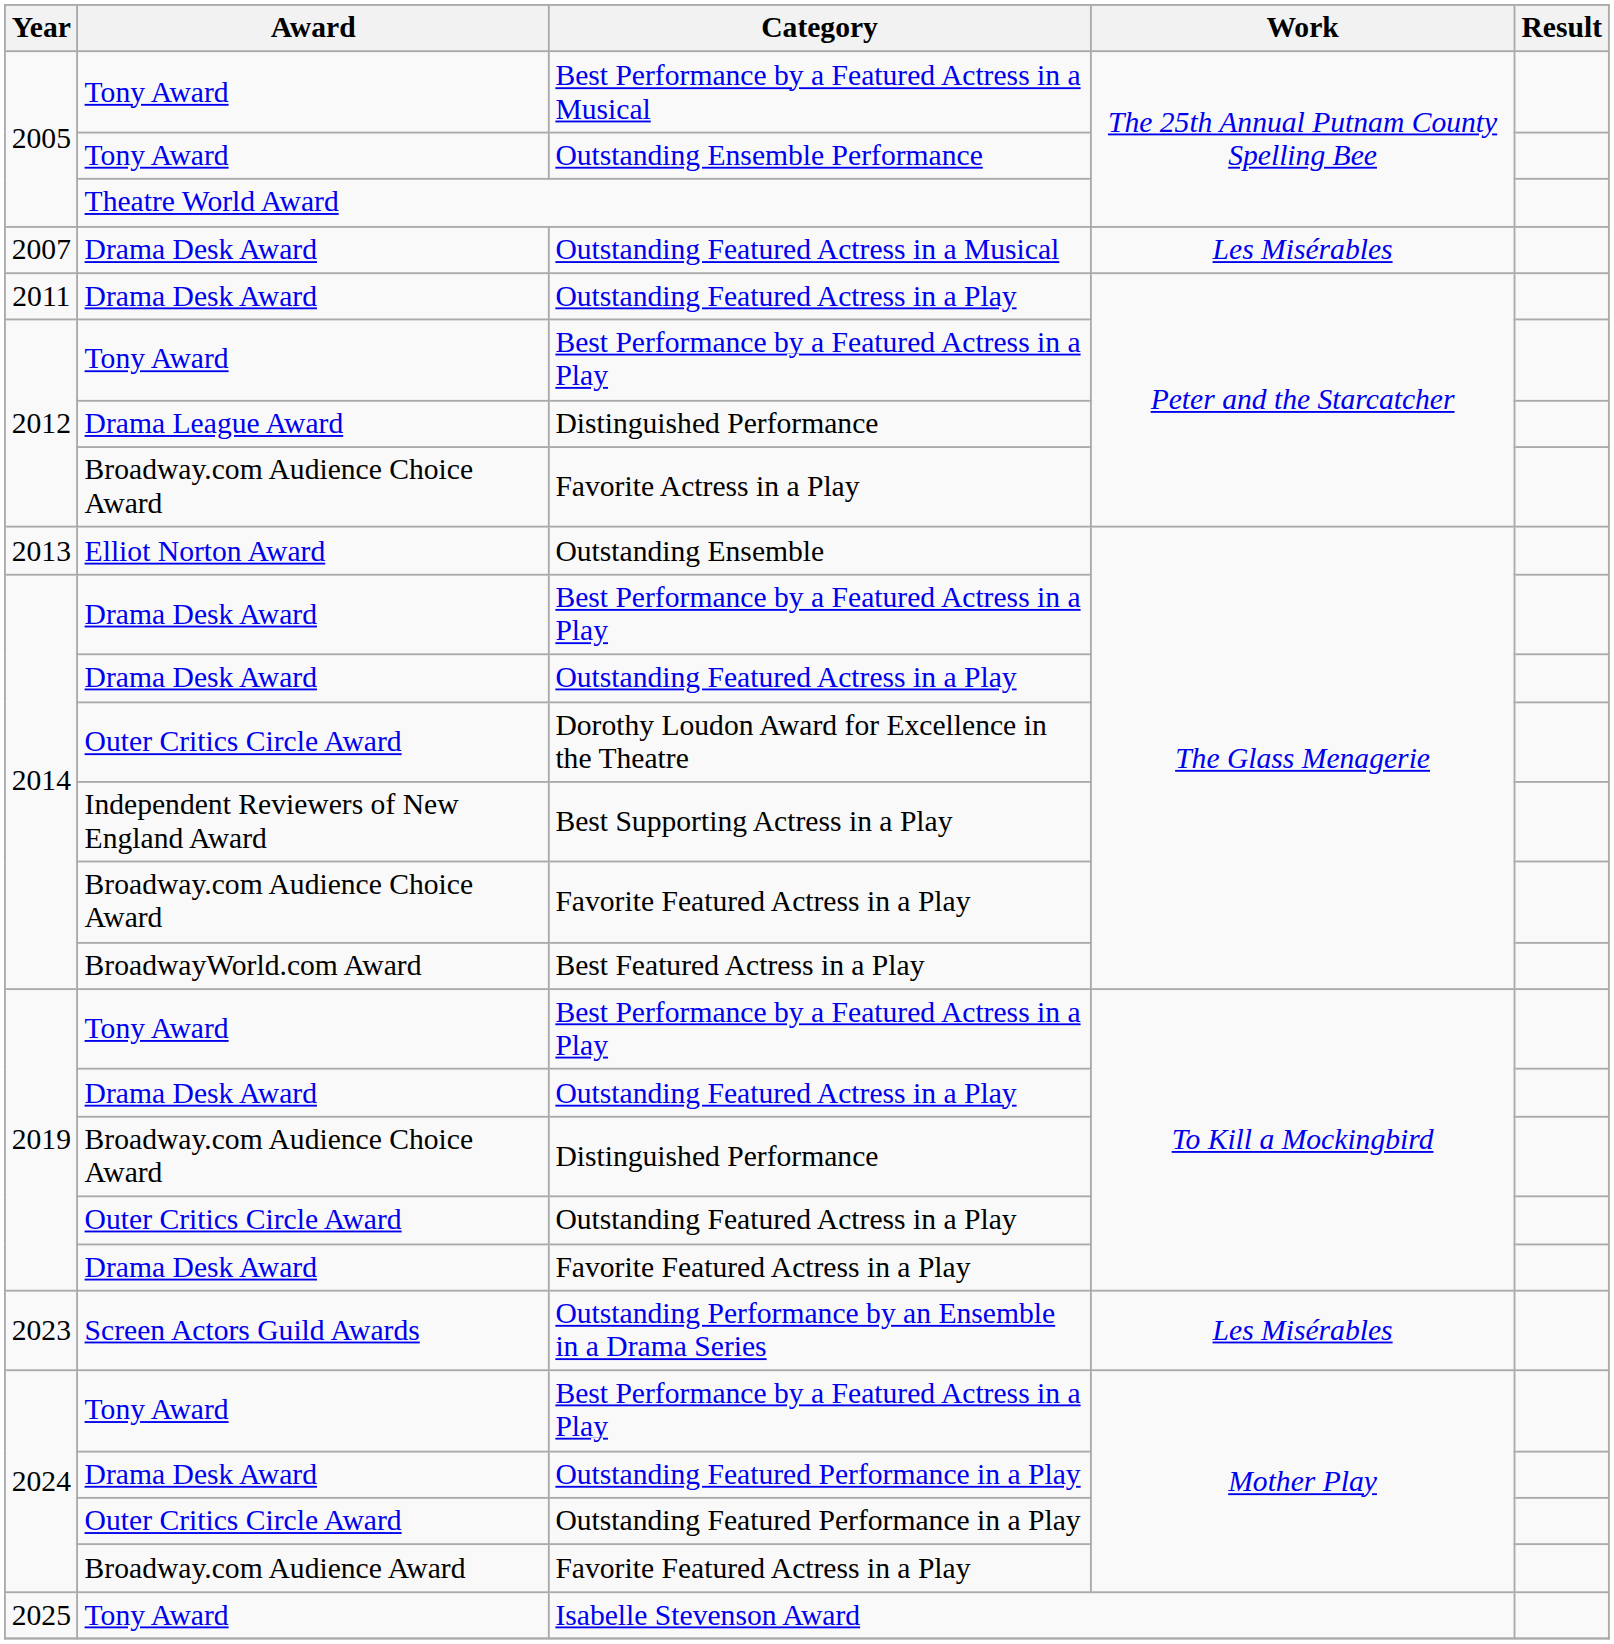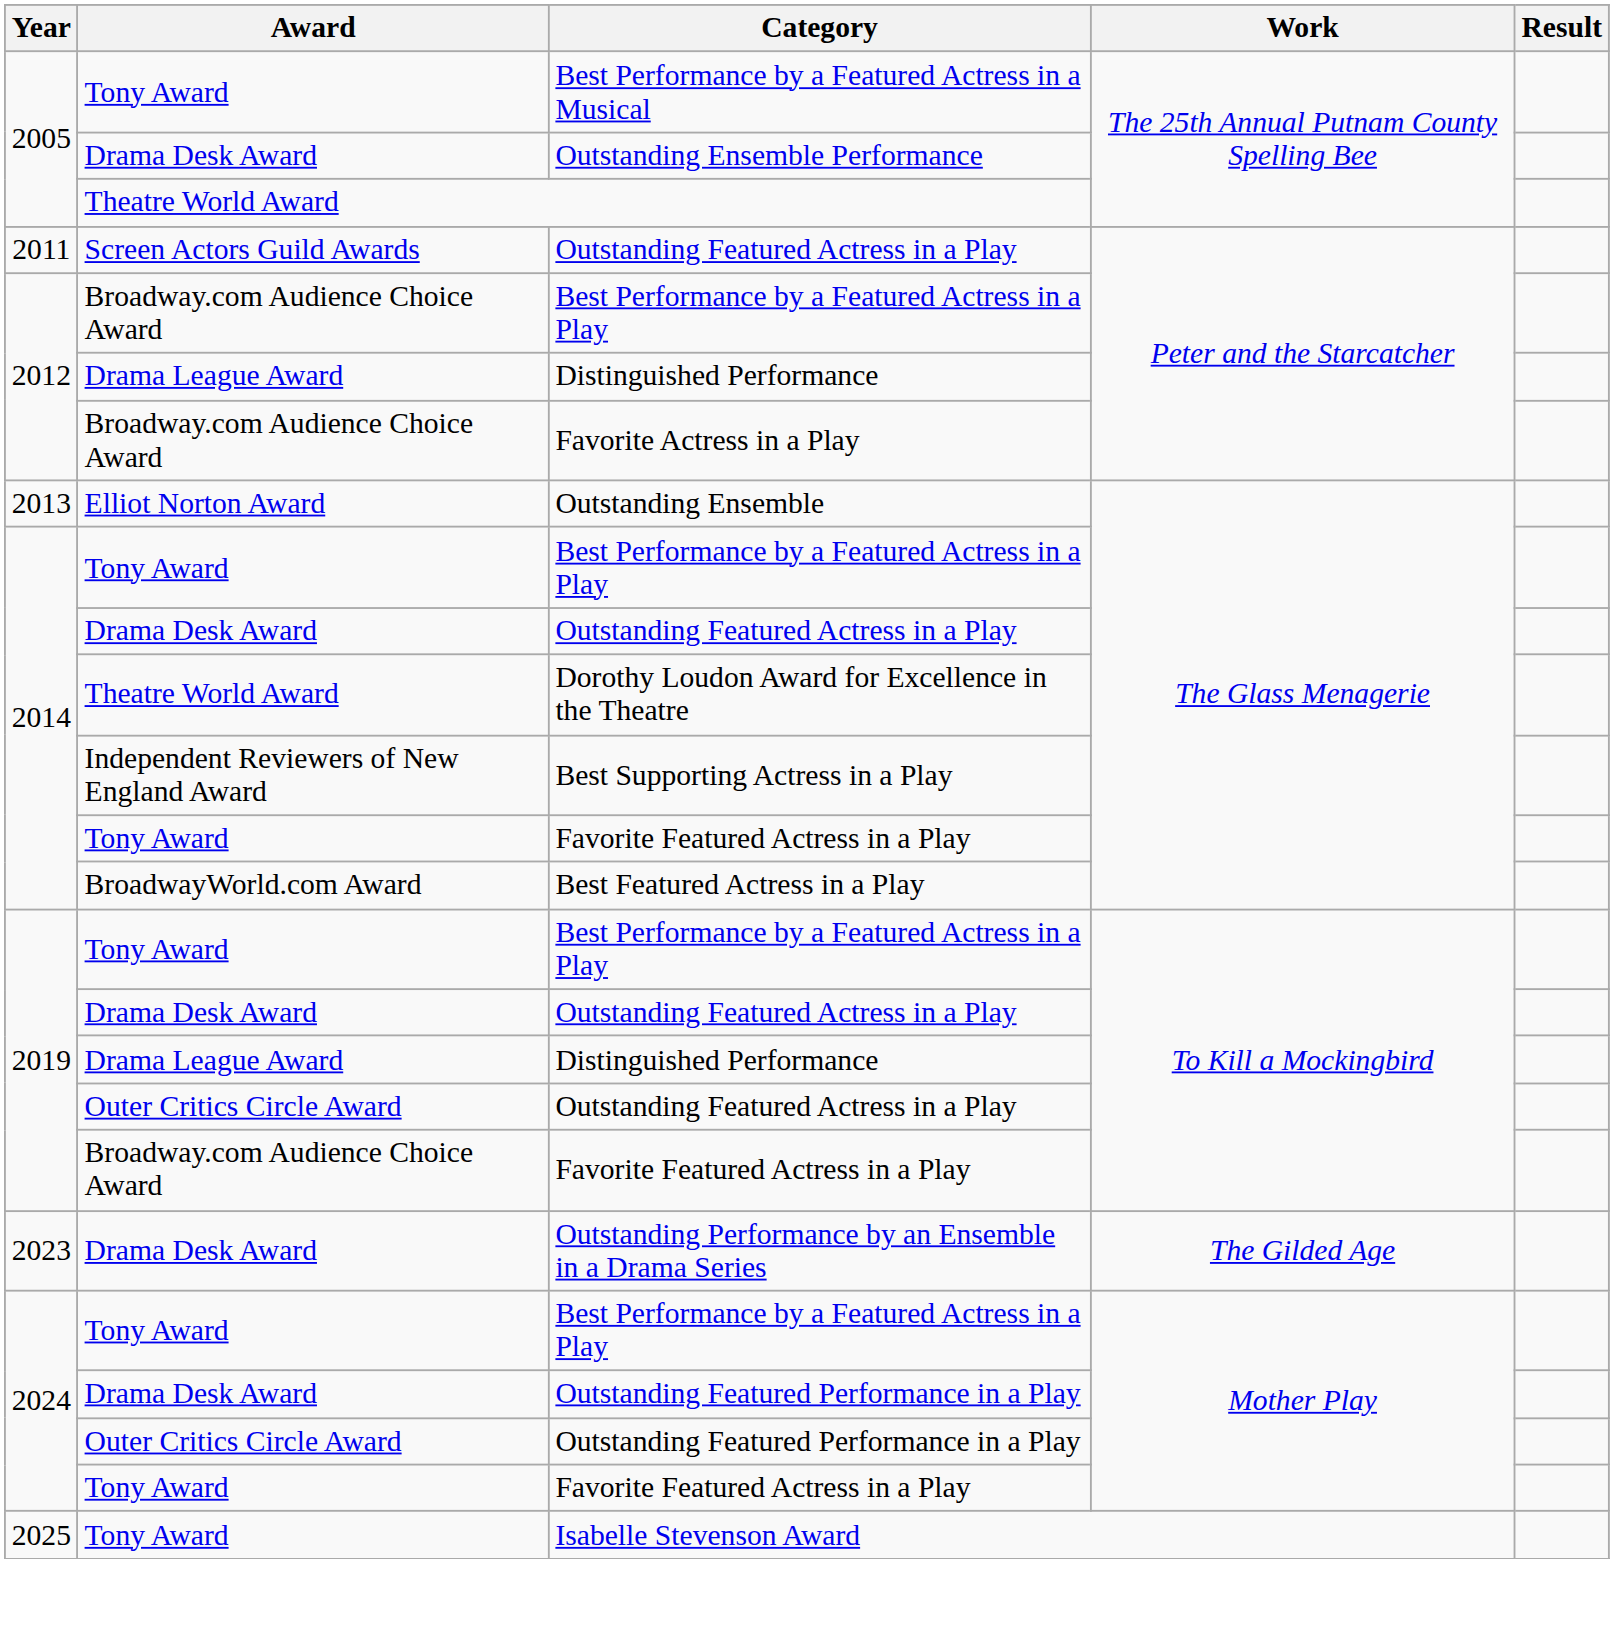(157, 155) Tony Award -> (201, 155) Drama Desk Award
- row: (41, 249)
(201, 295) Drama Desk Award -> (252, 249) Screen Actors Guild Awards
(157, 359) Tony Award -> (279, 312) Broadway.com Audience Choice Award
(201, 613) Drama Desk Award -> (157, 567) Tony Award
(243, 741) Outer Critics Circle Award -> (212, 694) Theatre World Award
(279, 901) Broadway.com Audience Choice Award -> (157, 838) Tony Award
(279, 1156) Broadway.com Audience Choice Award -> (214, 1059) Drama League Award
(201, 1266) Drama Desk Award -> (279, 1169) Broadway.com Audience Choice Award
(252, 1330) Screen Actors Guild Awards -> (201, 1249) Drama Desk Award
(1303, 1330) Les Misérables -> (1303, 1249) The Gilded Age
(275, 1567) Broadway.com Audience Award -> (157, 1487) Tony Award
